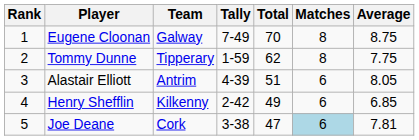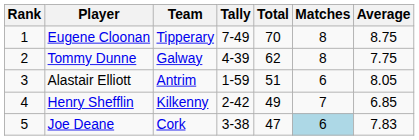(179, 37) Galway -> (185, 37) Tipperary
(185, 59) Tipperary -> (179, 59) Galway
(236, 59) 1-59 -> (236, 59) 4-39
(236, 80) 4-39 -> (236, 80) 1-59
(323, 102) 6 -> (323, 102) 7
(384, 124) 7.81 -> (384, 124) 7.83
